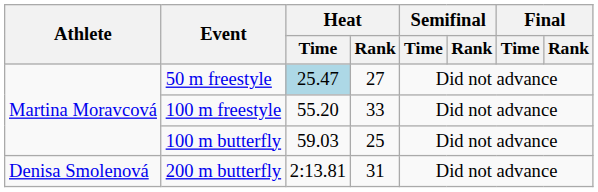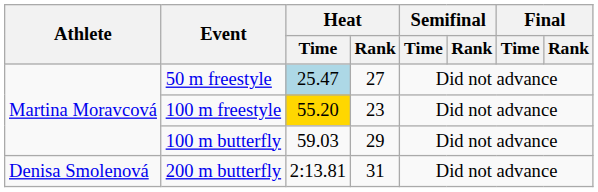(318, 110) no background -> (318, 110) gold background
(375, 110) 33 -> (375, 110) 23
(375, 141) 25 -> (375, 141) 29
